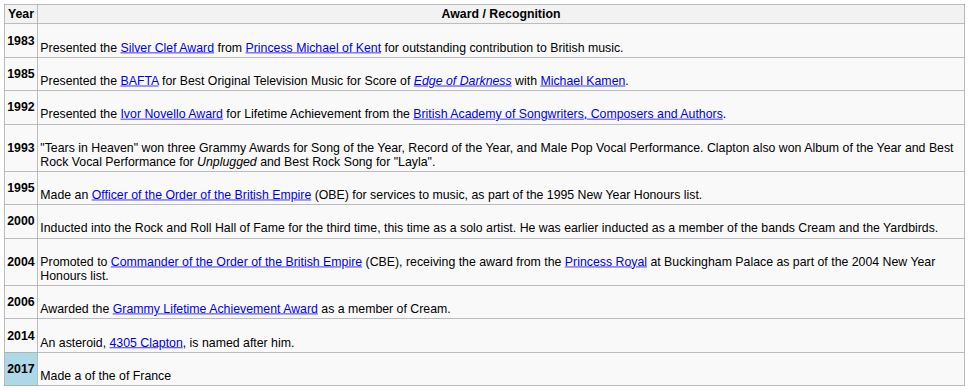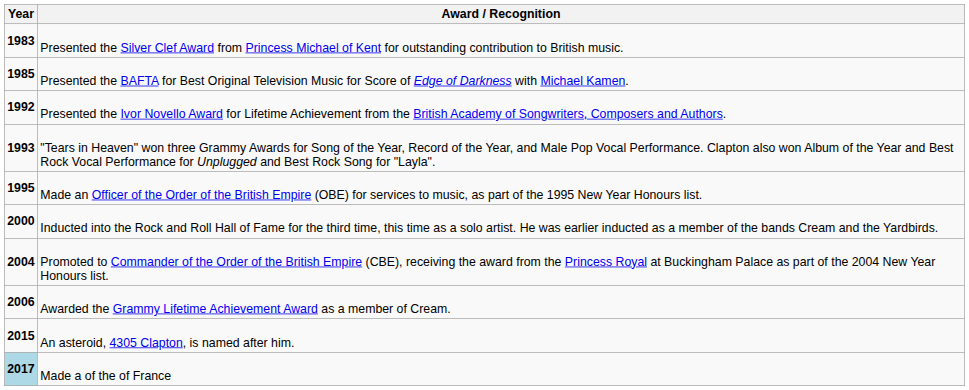(21, 335) 2014 -> (21, 335) 2015
